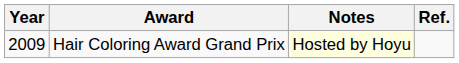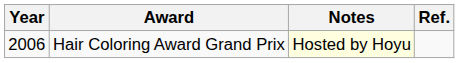(27, 44) 2009 -> (27, 44) 2006
